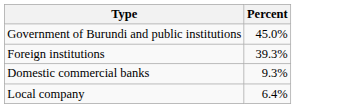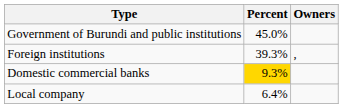+ column: (314, 14)
(275, 73) no background -> (275, 73) gold background
